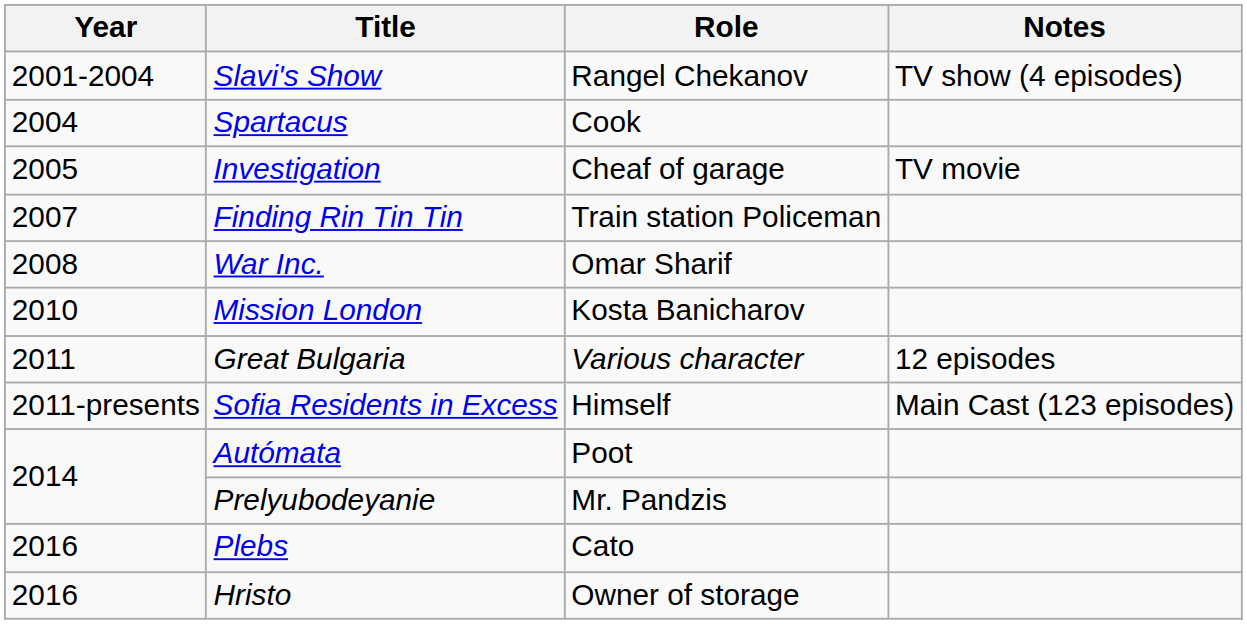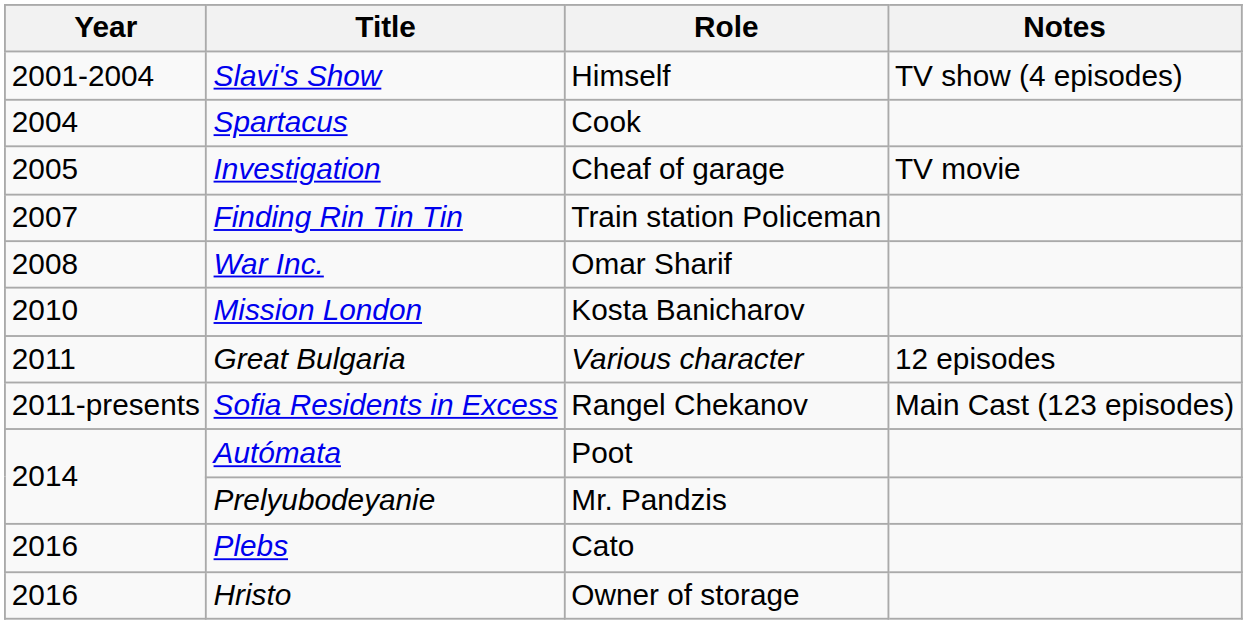(690, 75) Rangel Chekanov -> (621, 75) Himself
(621, 405) Himself -> (690, 405) Rangel Chekanov
